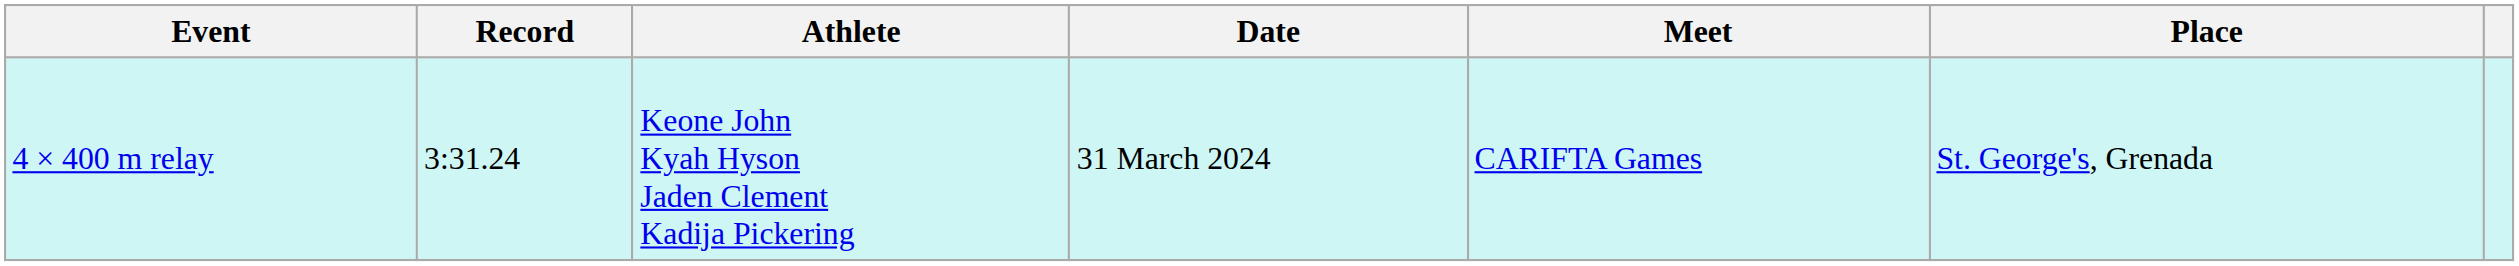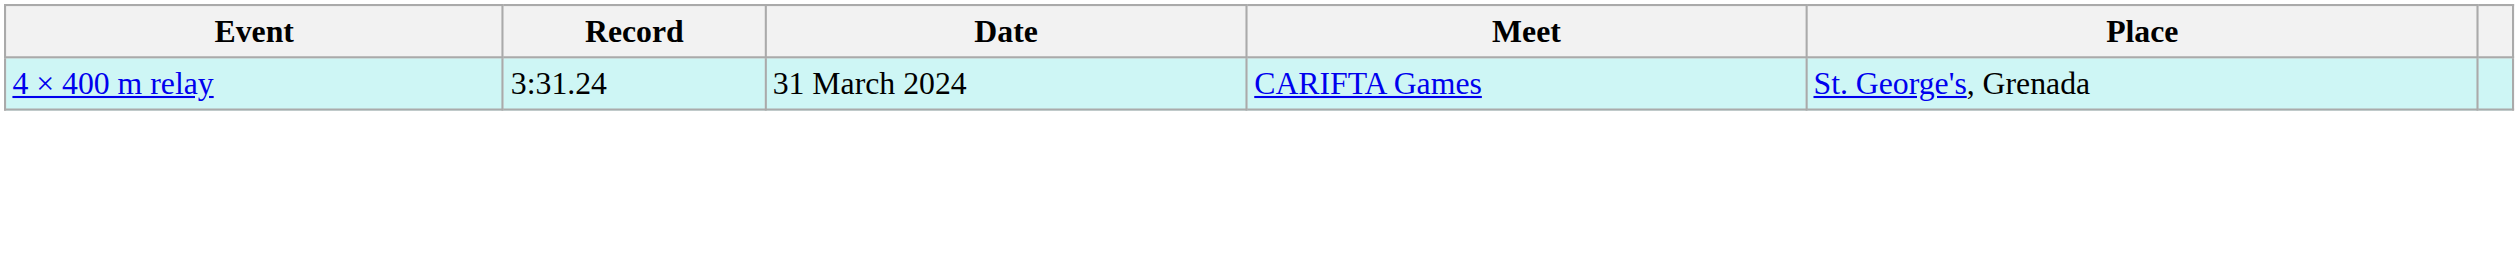- column: (851, 30)
